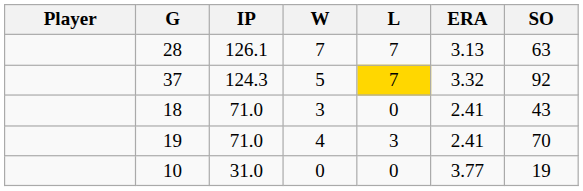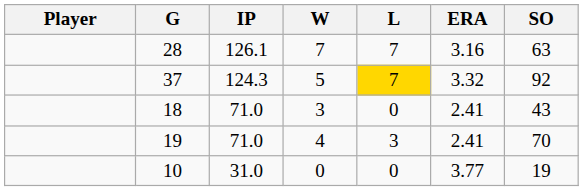(467, 49) 3.13 -> (467, 49) 3.16
